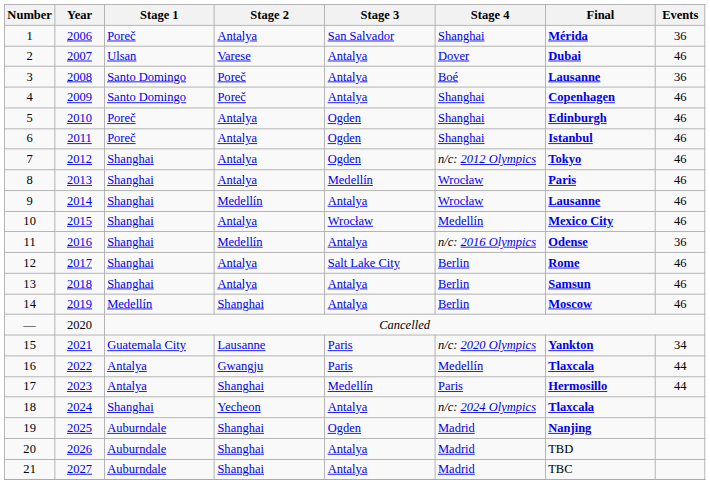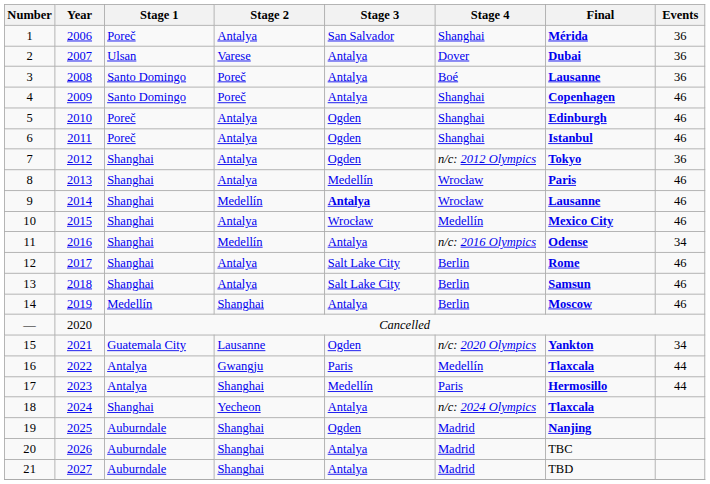(680, 56) 46 -> (680, 56) 36
(680, 159) 46 -> (680, 159) 36
(348, 201) normal -> (349, 201) bold
(680, 242) 36 -> (680, 242) 34
(348, 283) Antalya -> (364, 283) Salt Lake City
(340, 345) Paris -> (344, 345) Ogden
(561, 449) TBD -> (560, 449) TBC
(560, 469) TBC -> (561, 469) TBD
